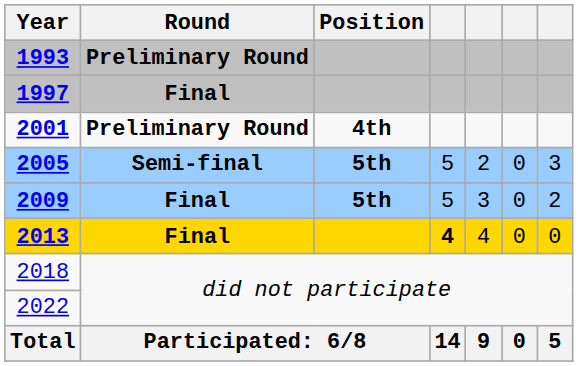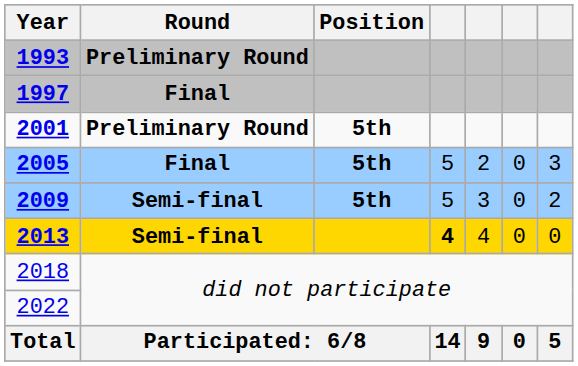(372, 129) 4th -> (372, 129) 5th
(197, 165) Semi-final -> (197, 165) Final
(197, 201) Final -> (197, 201) Semi-final
(197, 236) Final -> (197, 236) Semi-final
